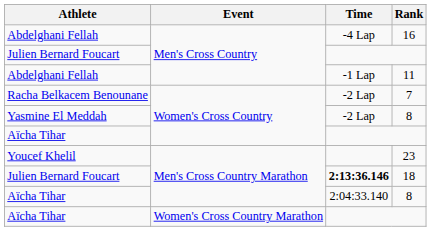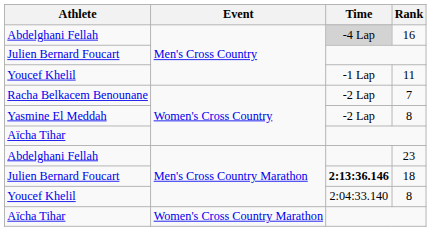(359, 35) no background -> (359, 35) lightgrey background
(53, 75) Abdelghani Fellah -> (41, 75) Youcef Khelil
(41, 156) Youcef Khelil -> (53, 156) Abdelghani Fellah
(36, 196) Aïcha Tihar -> (41, 196) Youcef Khelil
